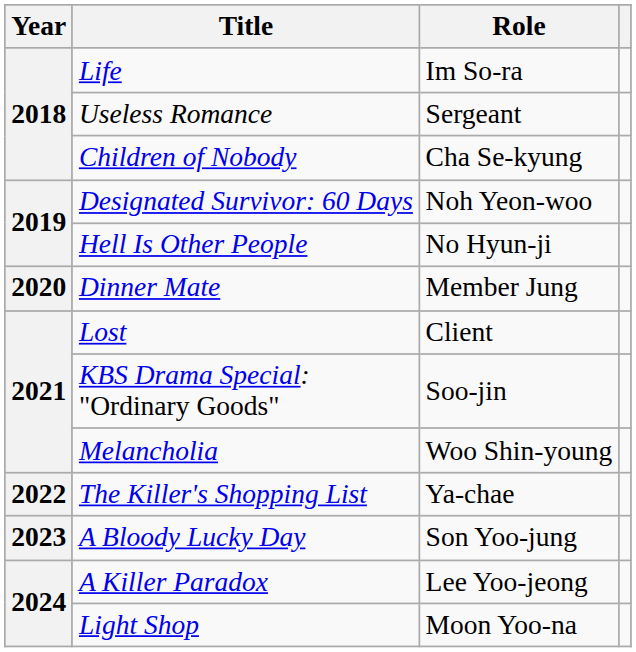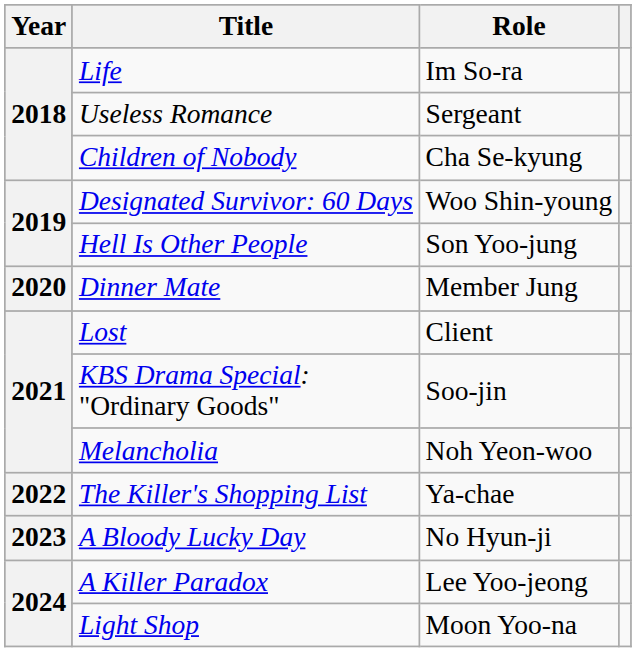(509, 200) Noh Yeon-woo -> (519, 200) Woo Shin-young
(489, 244) No Hyun-ji -> (501, 244) Son Yoo-jung
(519, 450) Woo Shin-young -> (509, 450) Noh Yeon-woo
(501, 537) Son Yoo-jung -> (489, 537) No Hyun-ji
